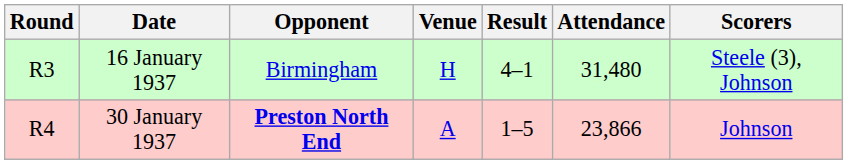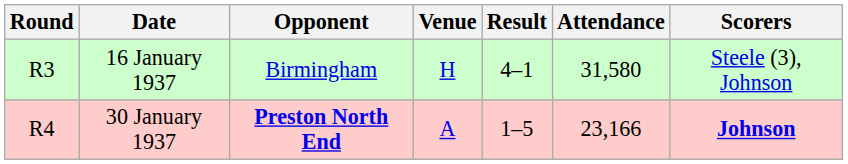(611, 69) 31,480 -> (611, 69) 31,580
(611, 129) 23,866 -> (611, 129) 23,166
(756, 129) normal -> (756, 129) bold
